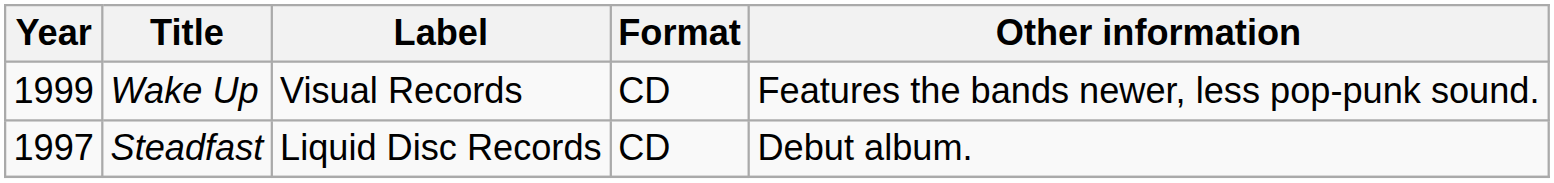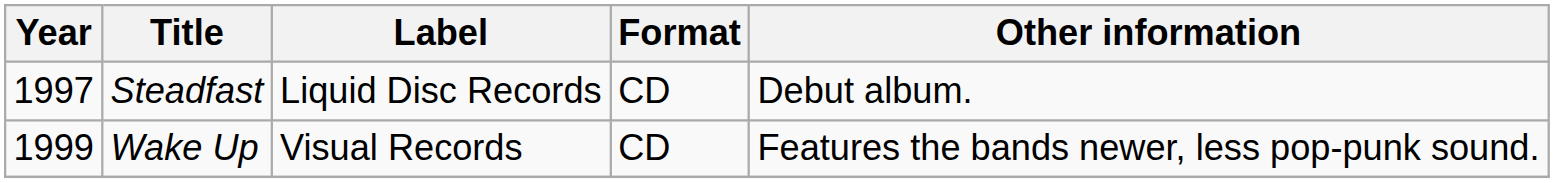rows swapped: (187, 147) <-> (185, 90)
